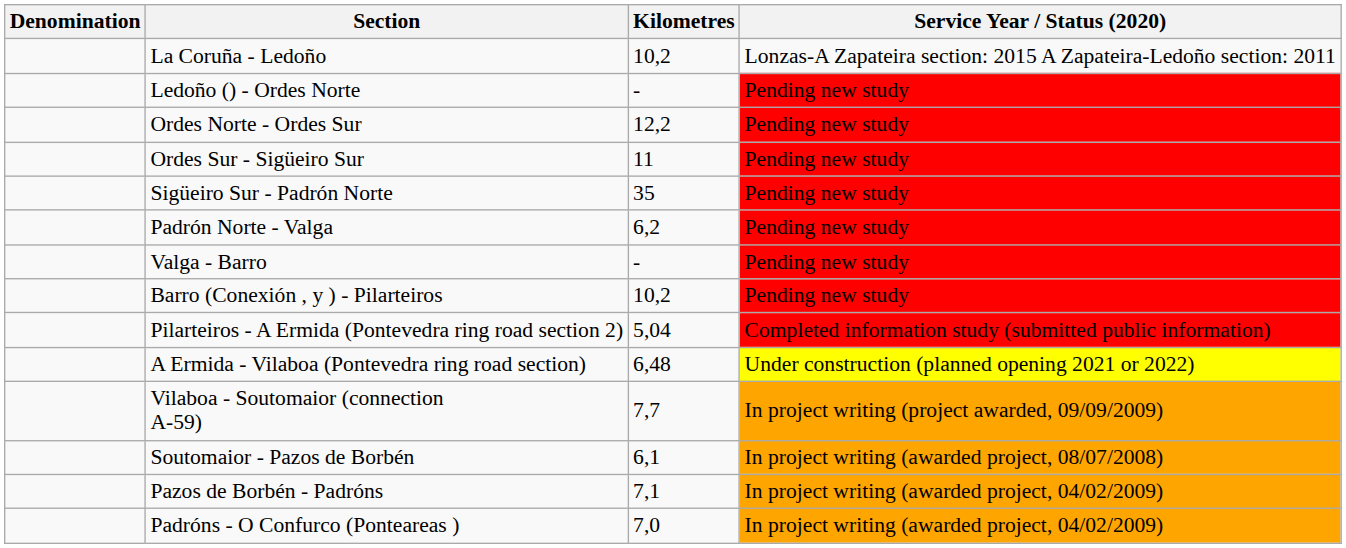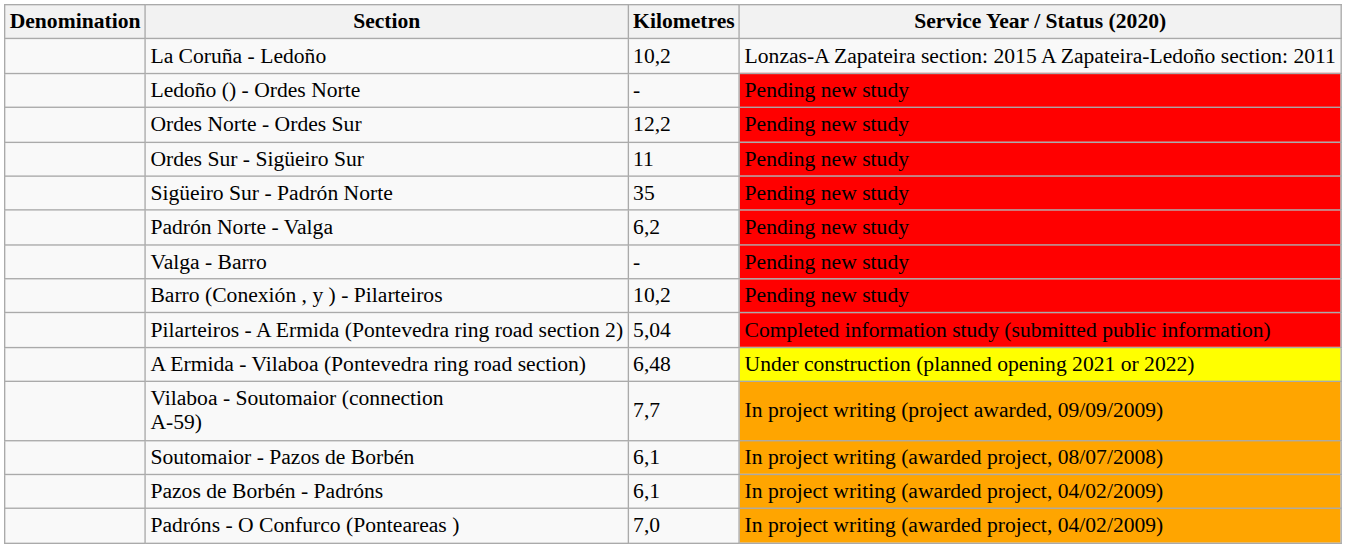(647, 491) 7,1 -> (647, 491) 6,1
